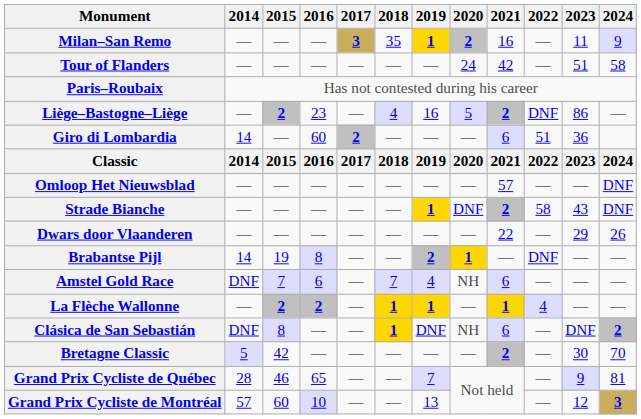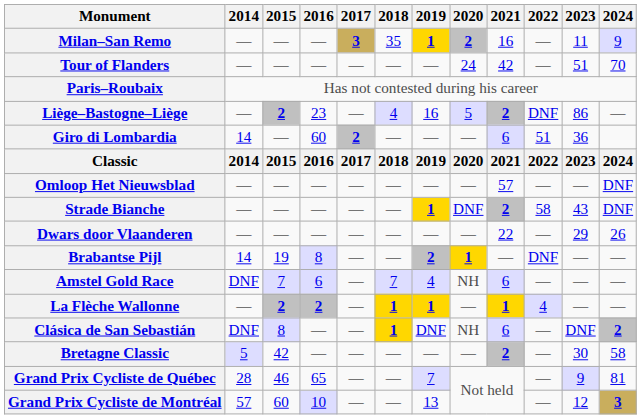(618, 64) 58 -> (618, 64) 70
(618, 354) 70 -> (618, 354) 58
